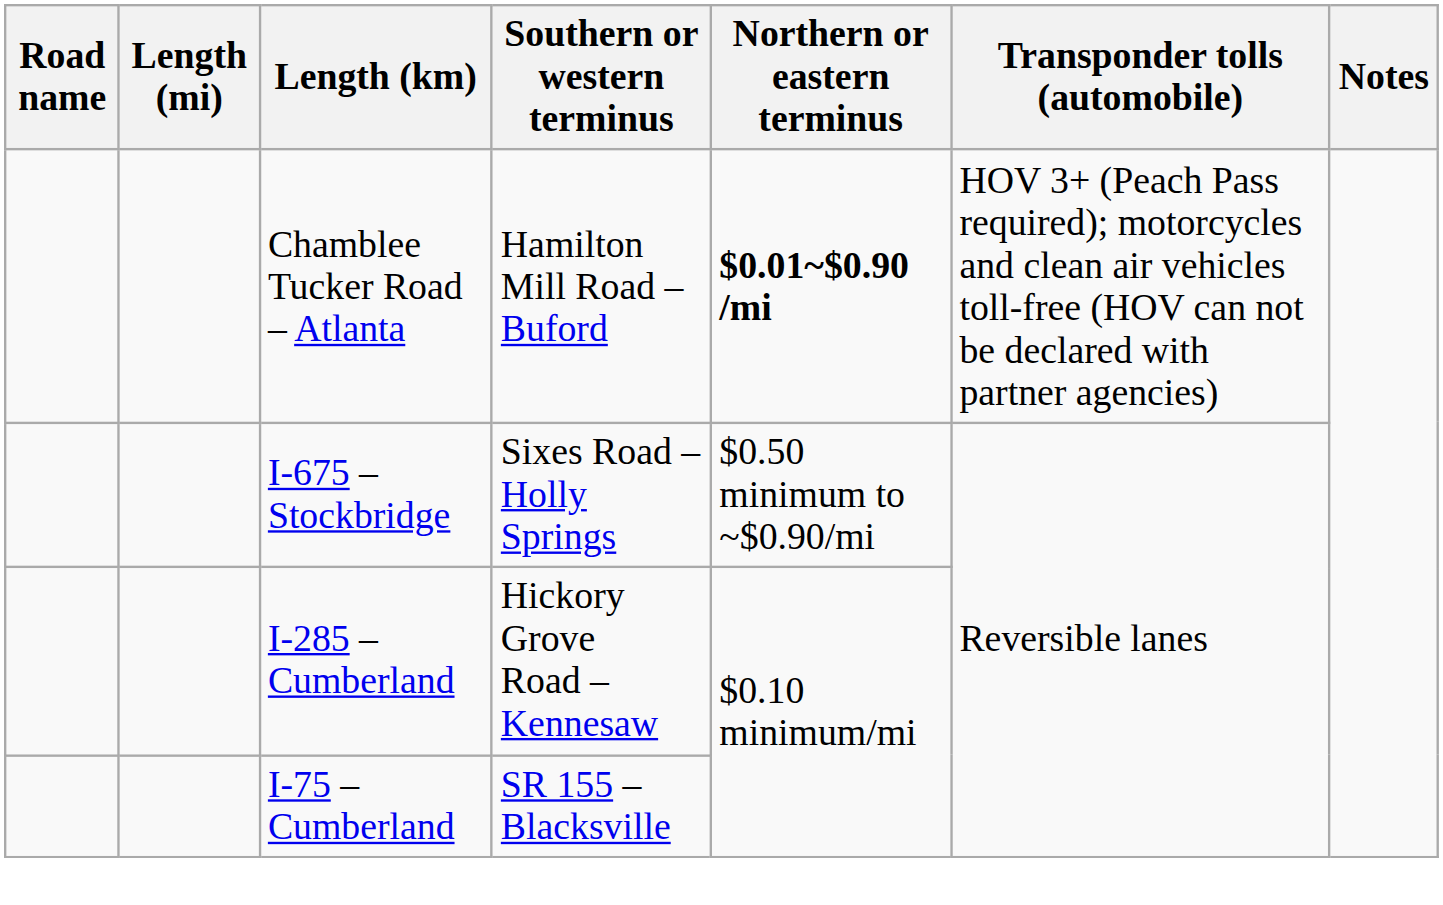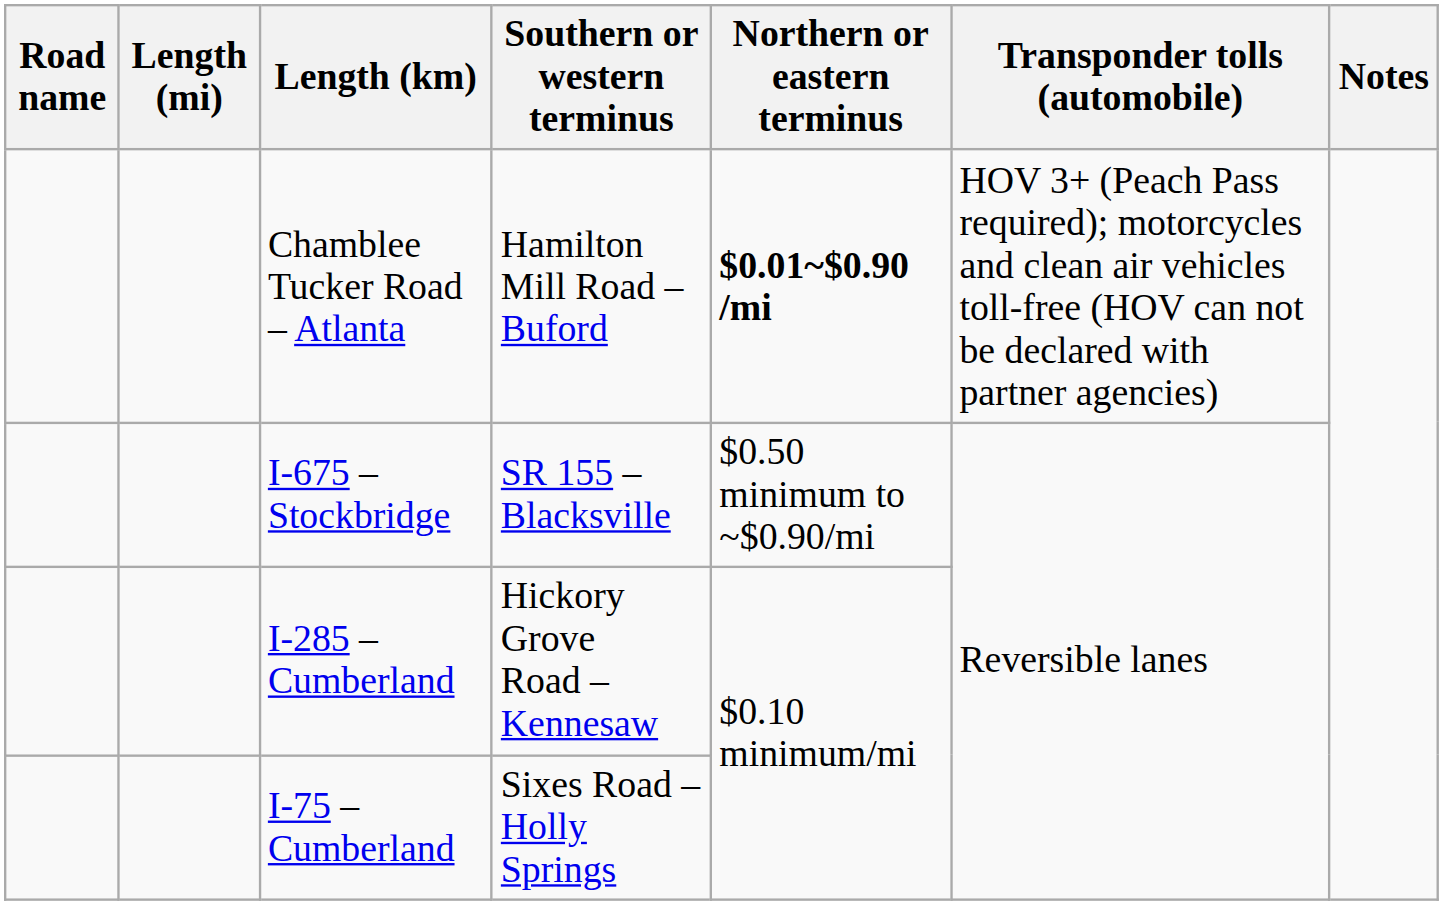(601, 494) Sixes Road – Holly Springs -> (586, 494) SR 155 – Blacksville
(586, 804) SR 155 – Blacksville -> (601, 826) Sixes Road – Holly Springs
